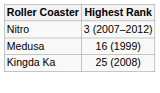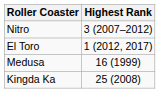+ row: (23, 46)
